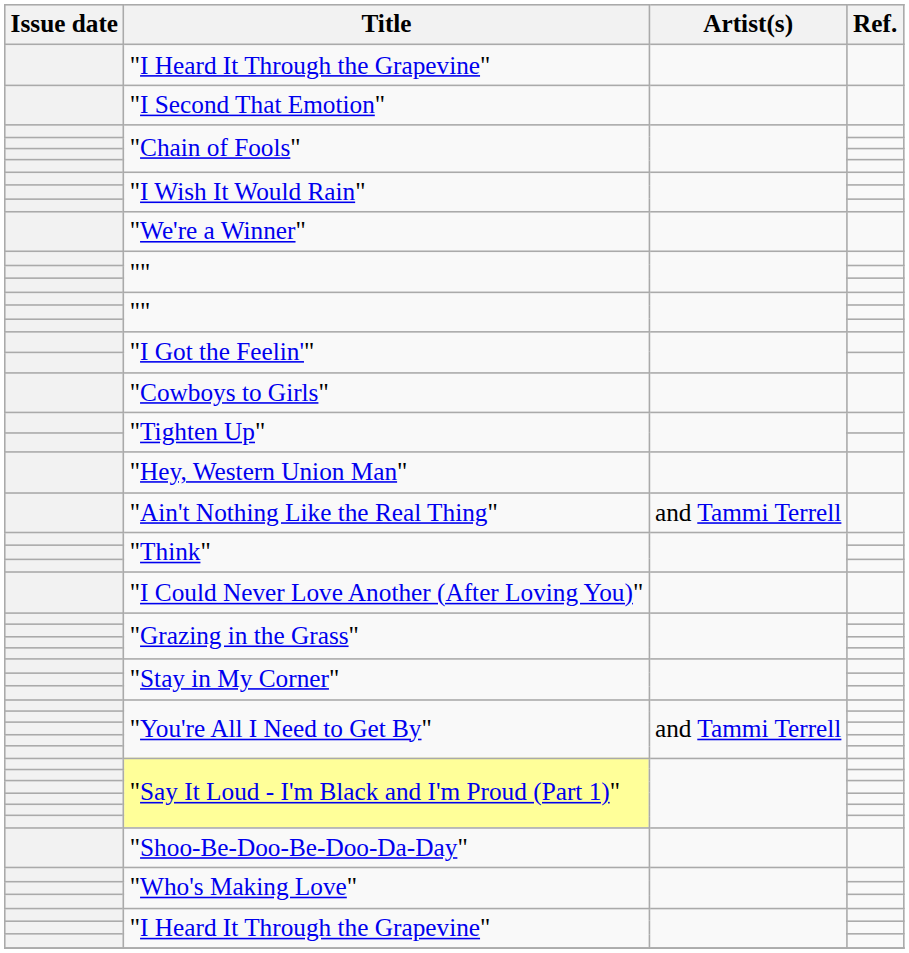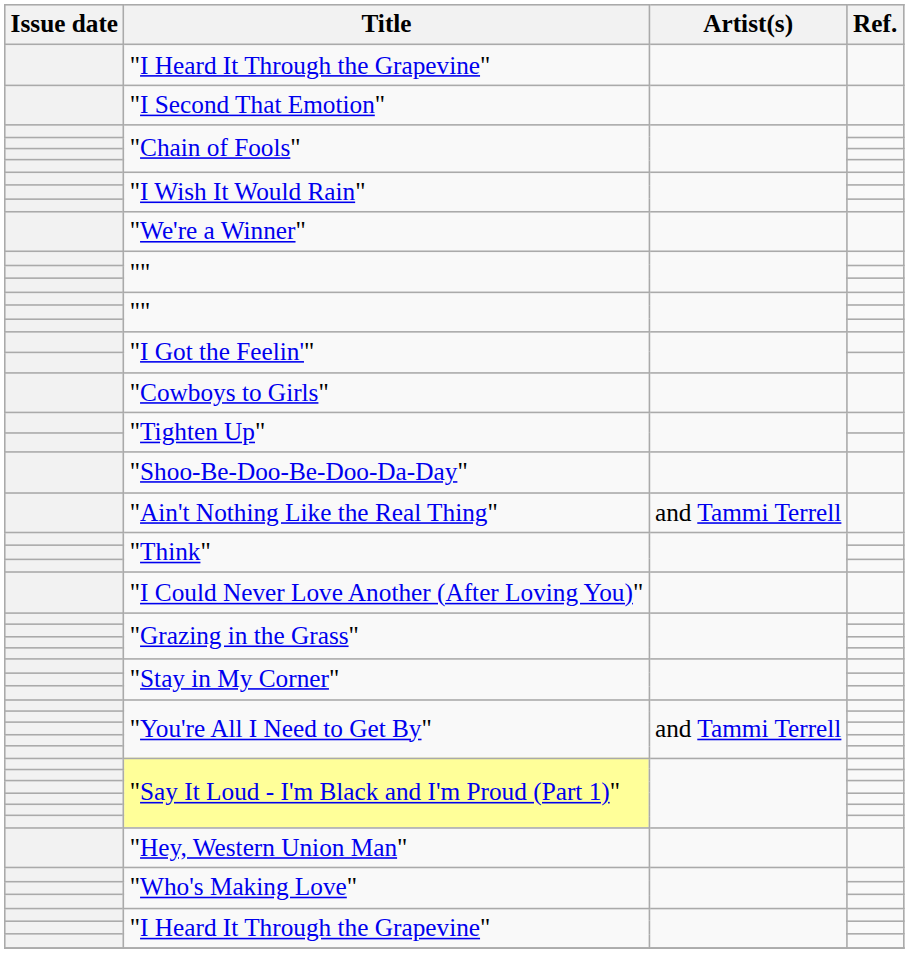rows swapped: (299, 847) <-> (269, 472)
